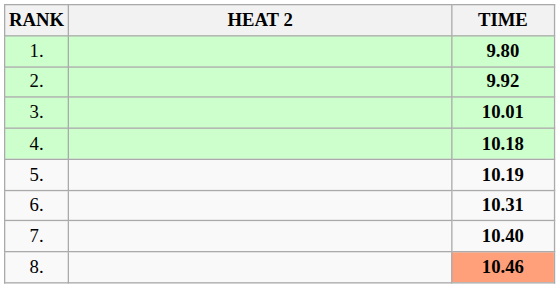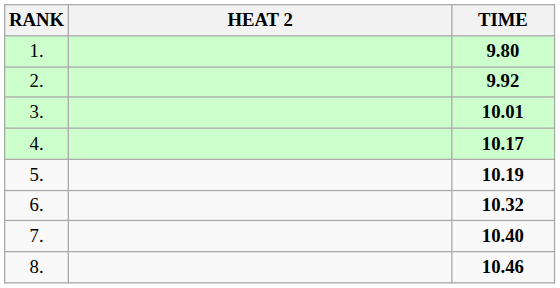(503, 143) 10.18 -> (503, 143) 10.17
(503, 205) 10.31 -> (503, 205) 10.32
(503, 267) lightsalmon background -> (503, 267) no background
